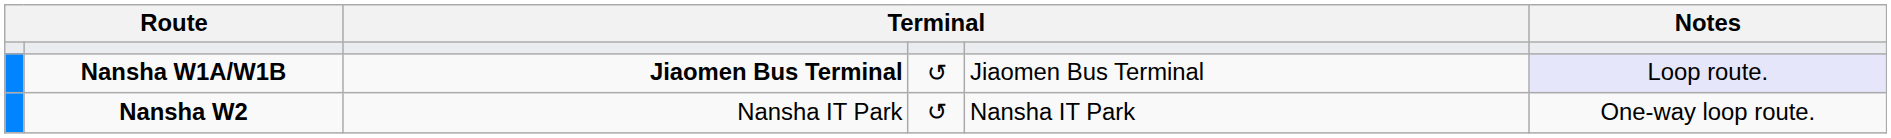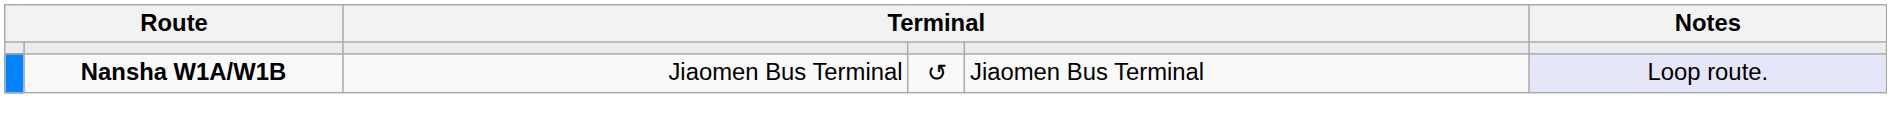(776, 72) bold -> (785, 72) normal
- row: (183, 112)
